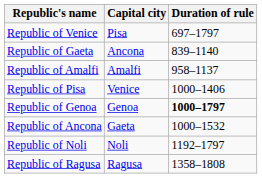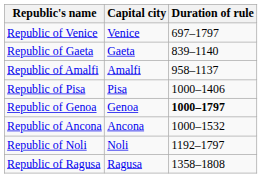(117, 32) Pisa -> (123, 32) Venice
(126, 51) Ancona -> (121, 51) Gaeta
(123, 88) Venice -> (117, 88) Pisa
(121, 126) Gaeta -> (126, 126) Ancona
